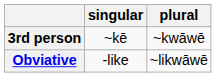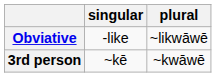rows swapped: (45, 38) <-> (45, 60)
